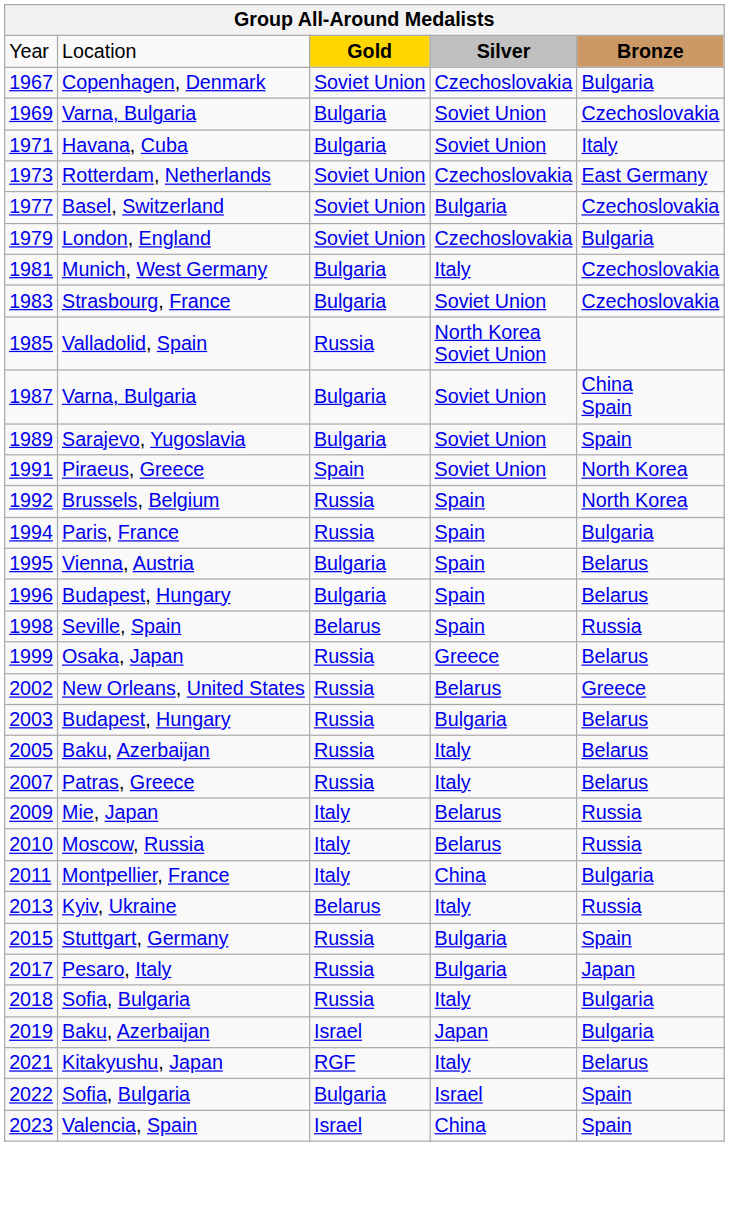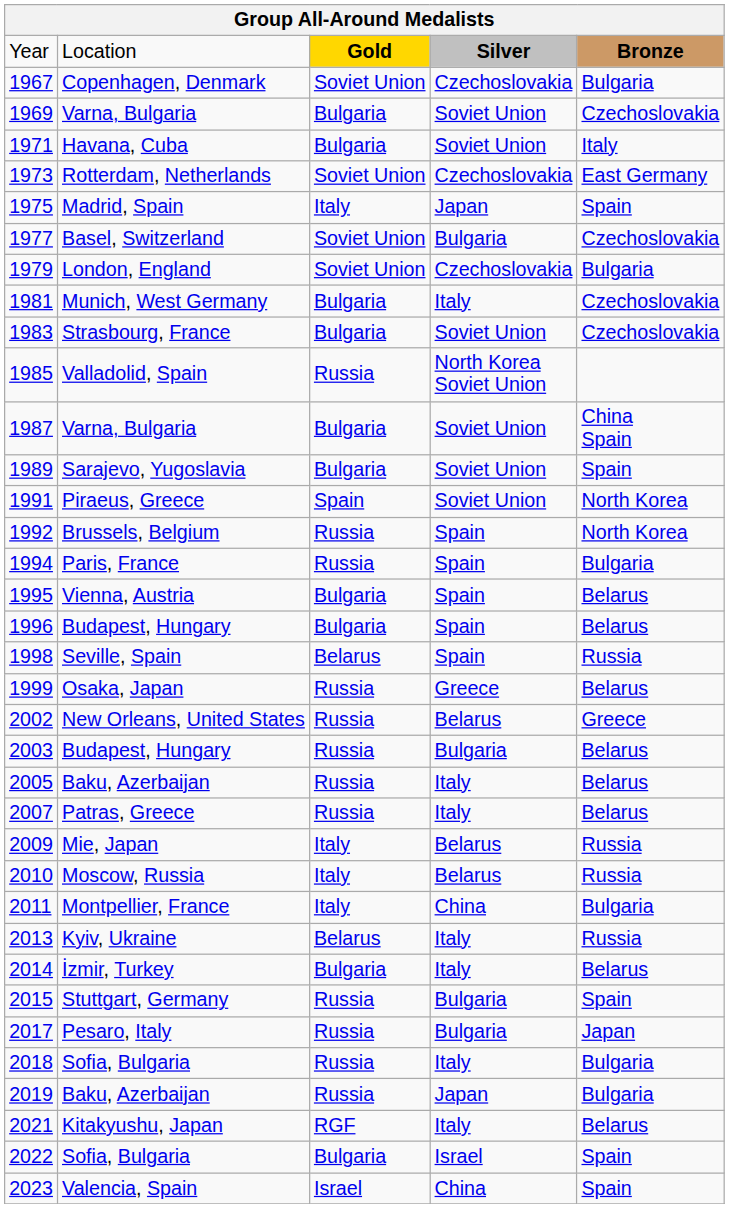+ row: (31, 207)
+ row: (31, 969)
(338, 1031) Israel -> (344, 1094) Russia
